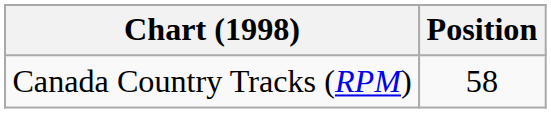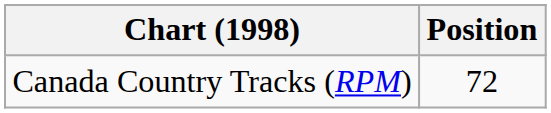(482, 81) 58 -> (482, 81) 72
